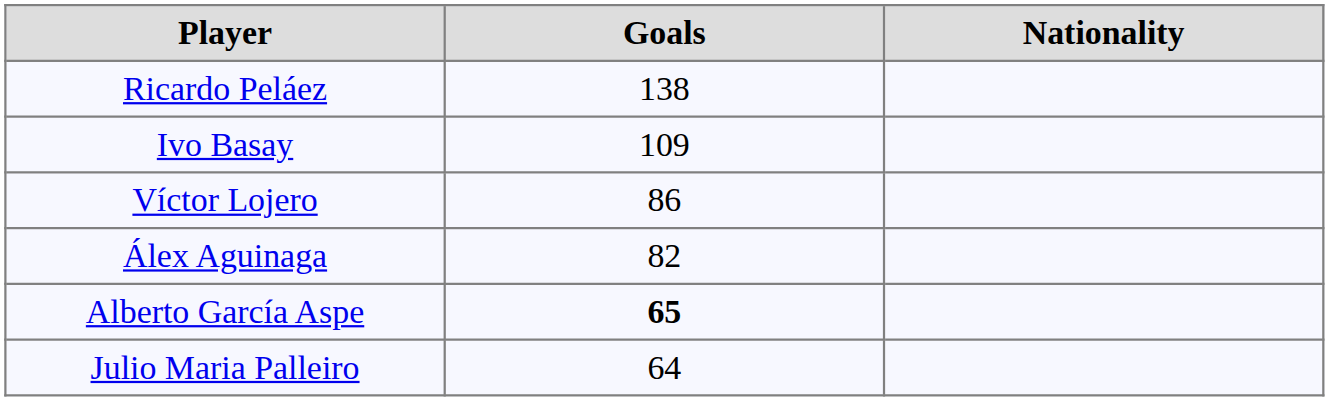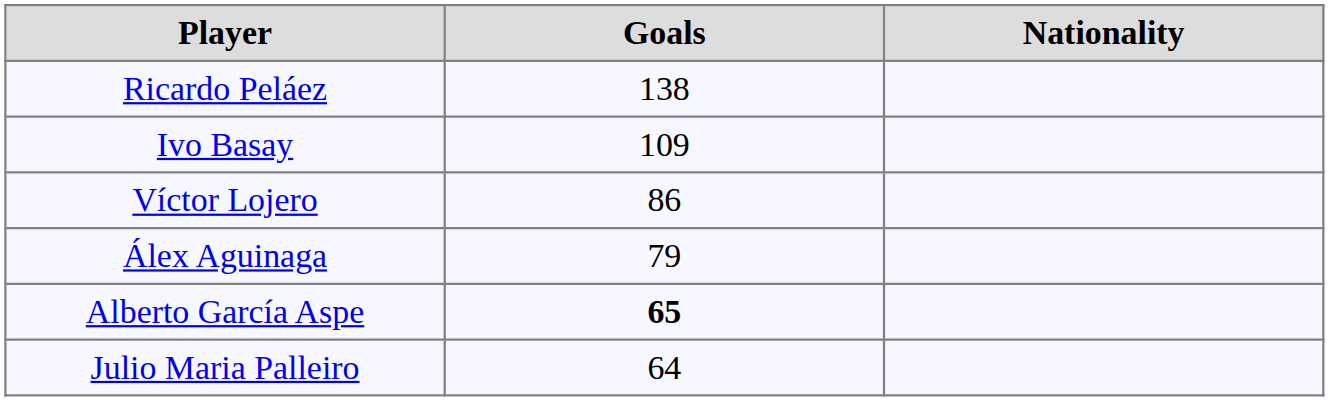(664, 255) 82 -> (664, 255) 79
